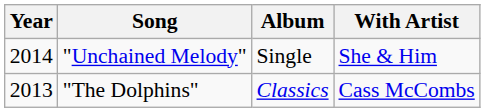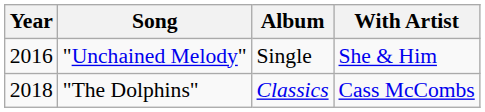(31, 55) 2014 -> (31, 55) 2016
(31, 90) 2013 -> (31, 90) 2018
